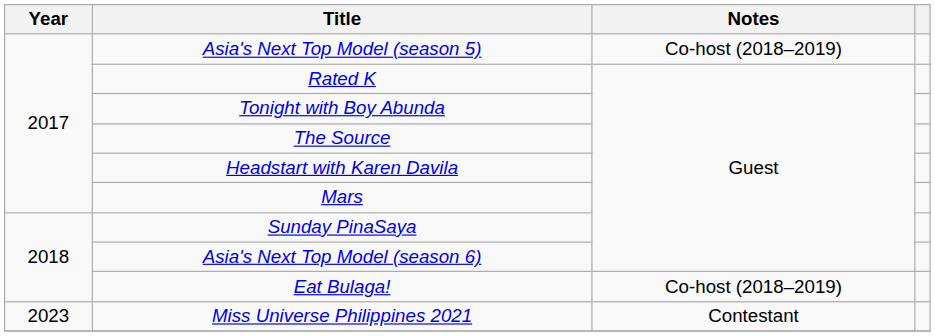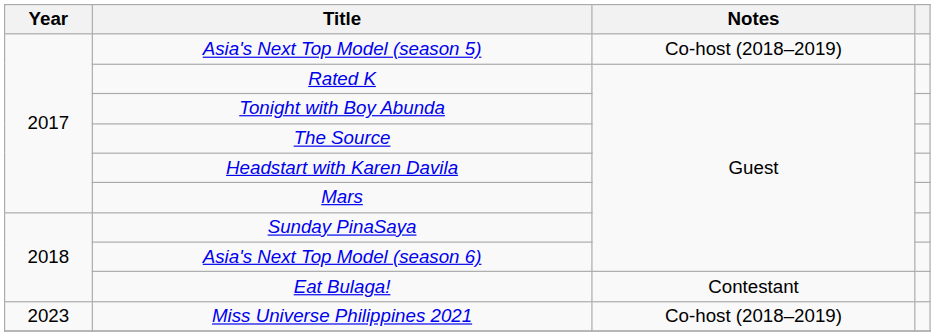(754, 286) Co-host (2018–2019) -> (754, 286) Contestant
(754, 316) Contestant -> (754, 316) Co-host (2018–2019)
